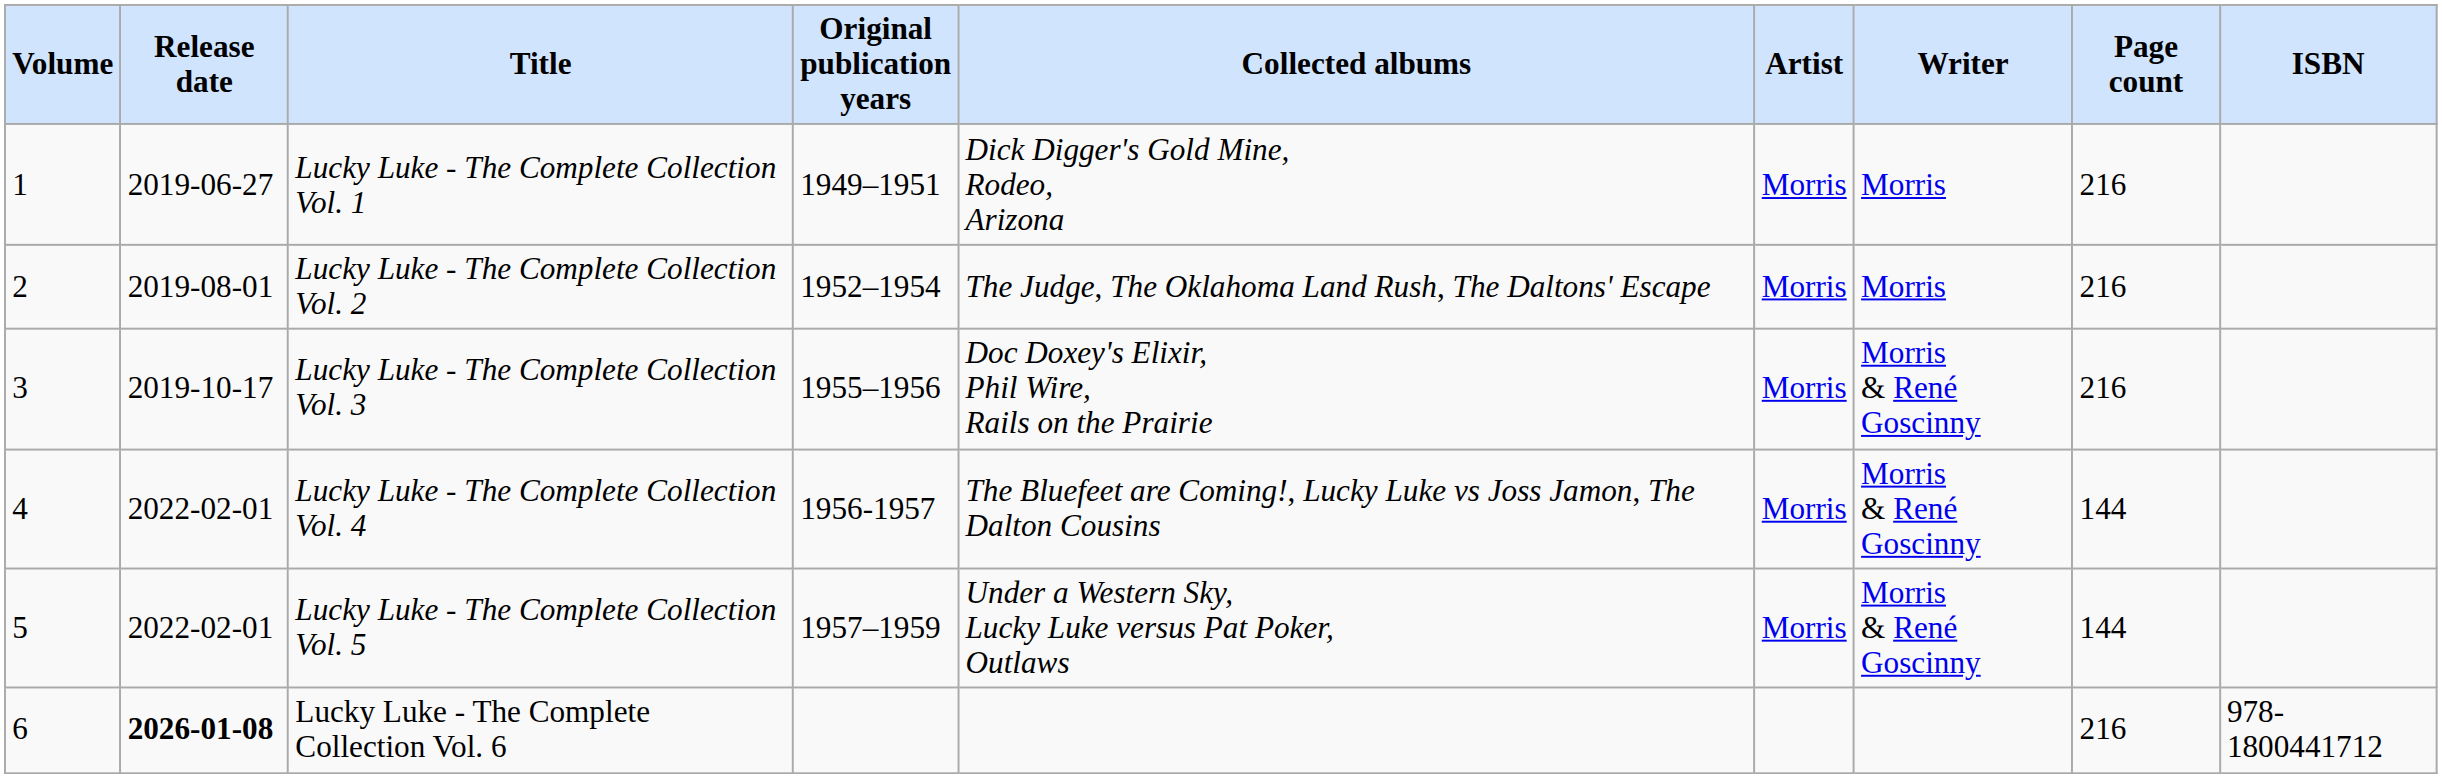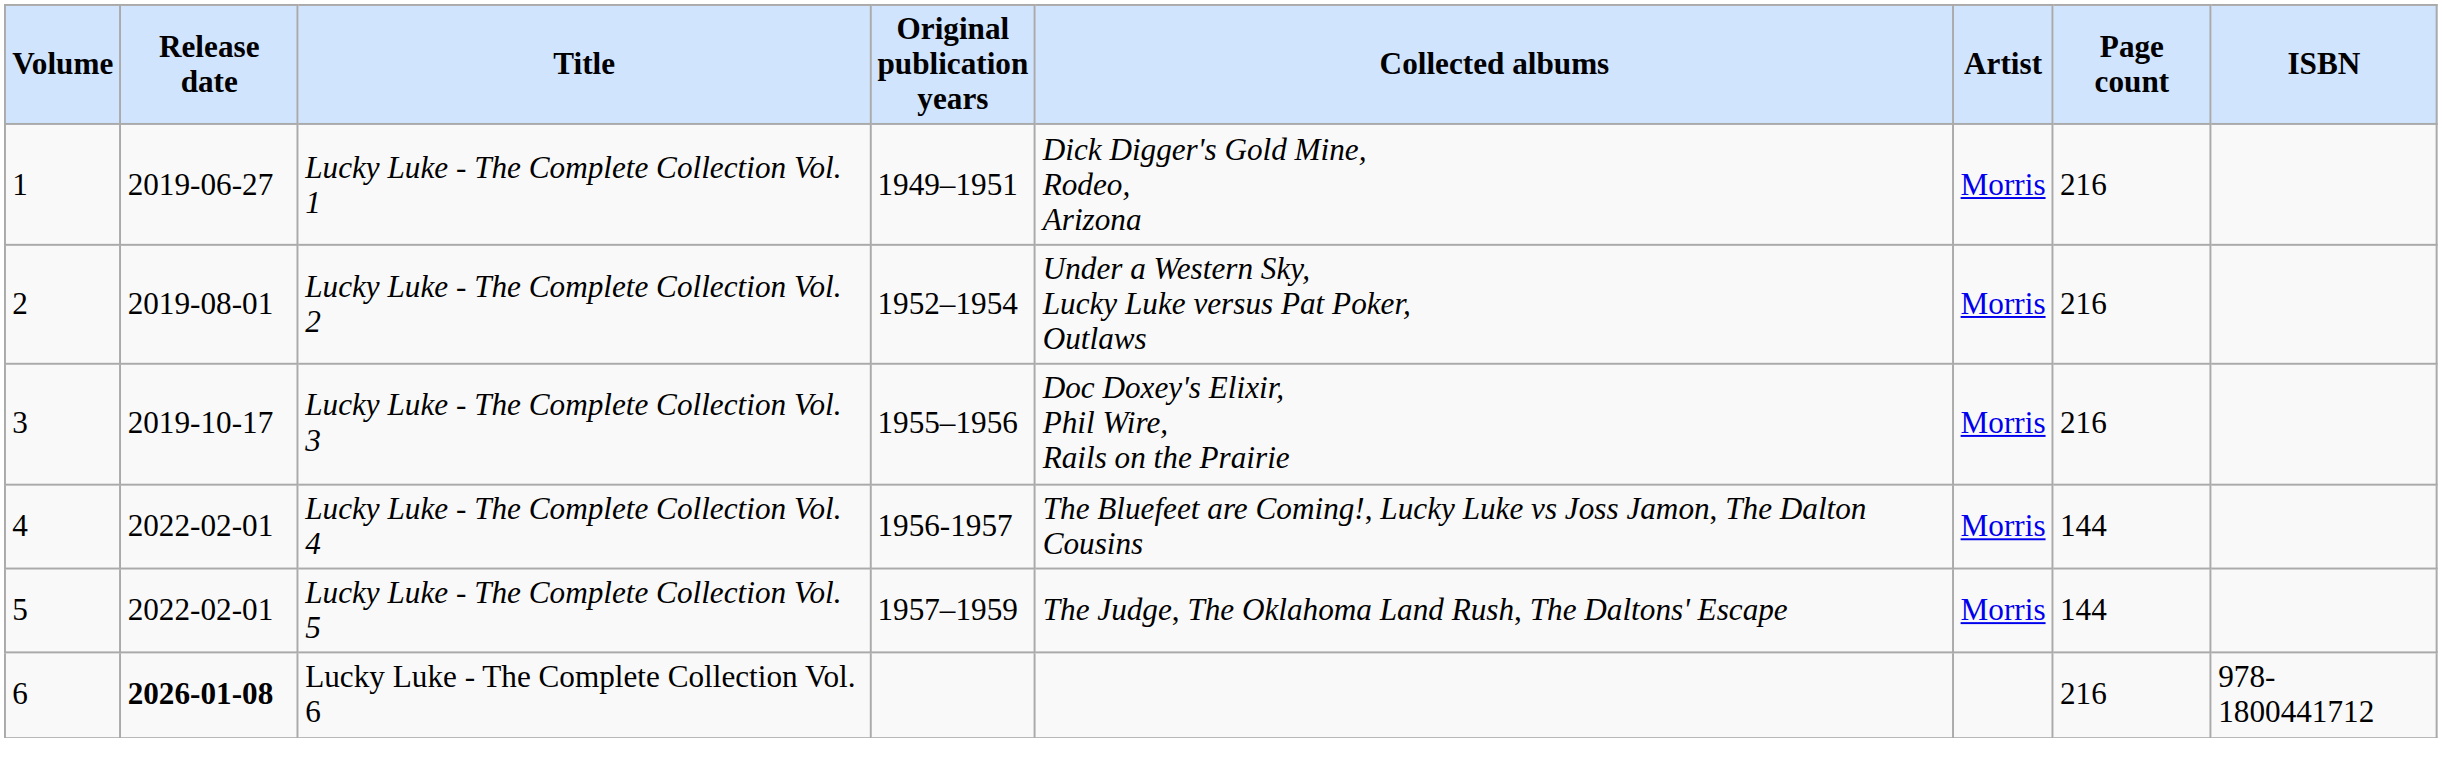- column: (1963, 64)
(1338, 286) The Judge, The Oklahoma Land Rush, The Daltons' Escape -> (1227, 303) Under a Western Sky, Lucky Luke versus Pat Poker, Outlaws
(1150, 627) Under a Western Sky, Lucky Luke versus Pat Poker, Outlaws -> (1415, 610) The Judge, The Oklahoma Land Rush, The Daltons' Escape
